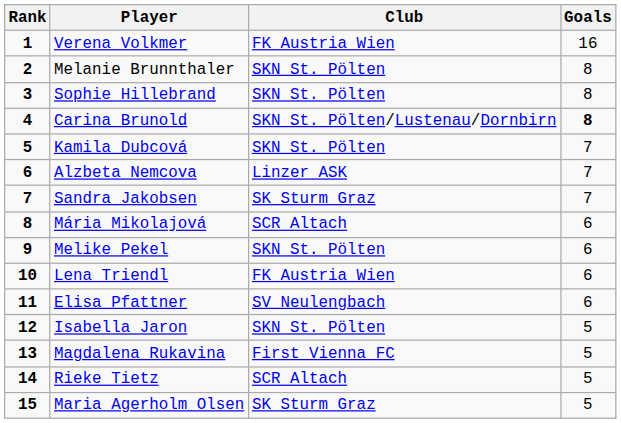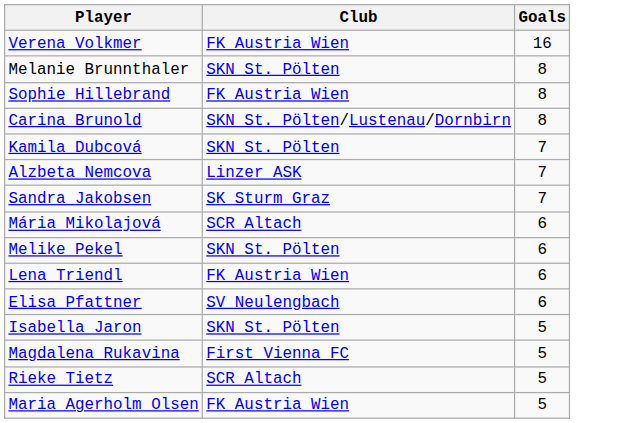- column: (27, 18)
(319, 95) SKN St. Pölten -> (278, 95) FK Austria Wien
(588, 121) bold -> (542, 121) normal
(314, 405) SK Sturm Graz -> (278, 405) FK Austria Wien
